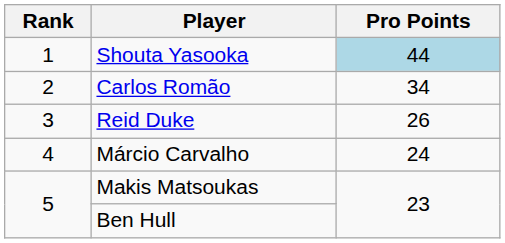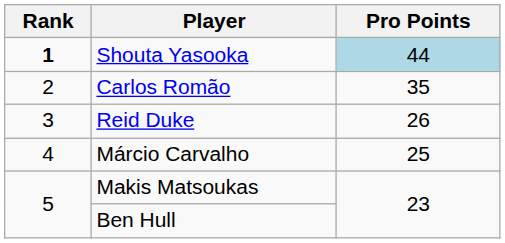(48, 54) normal -> (48, 54) bold
(418, 87) 34 -> (418, 87) 35
(418, 154) 24 -> (418, 154) 25
